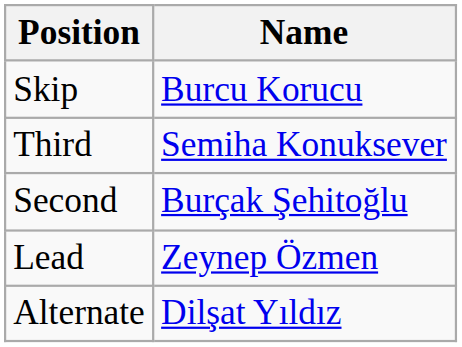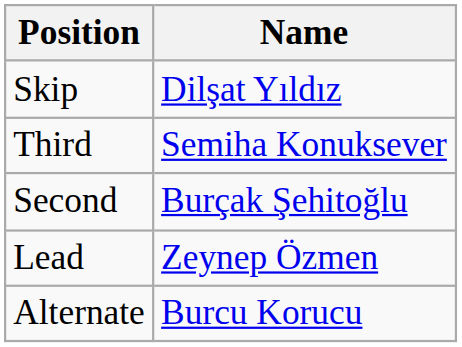(262, 88) Burcu Korucu -> (251, 88) Dilşat Yıldız
(251, 312) Dilşat Yıldız -> (262, 312) Burcu Korucu
